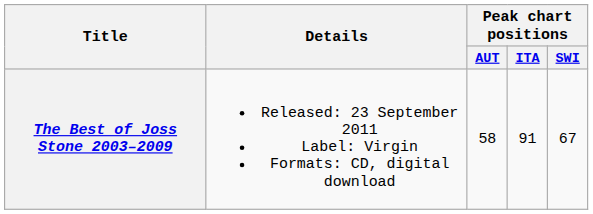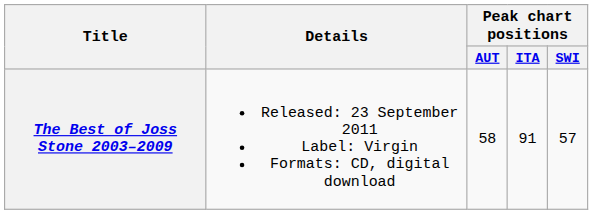(568, 139) 67 -> (568, 139) 57
